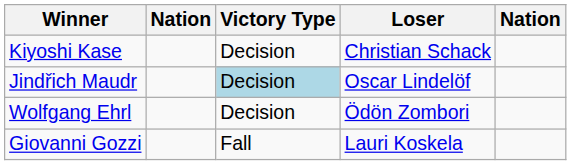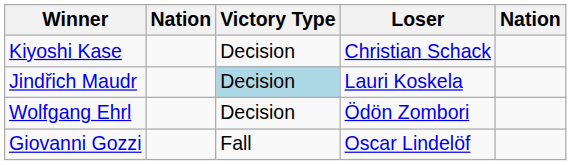(408, 81) Oscar Lindelöf -> (404, 81) Lauri Koskela
(404, 143) Lauri Koskela -> (408, 143) Oscar Lindelöf
